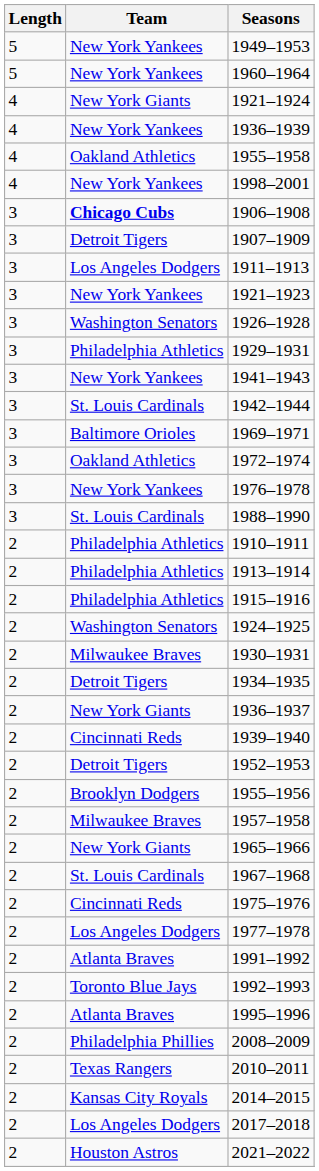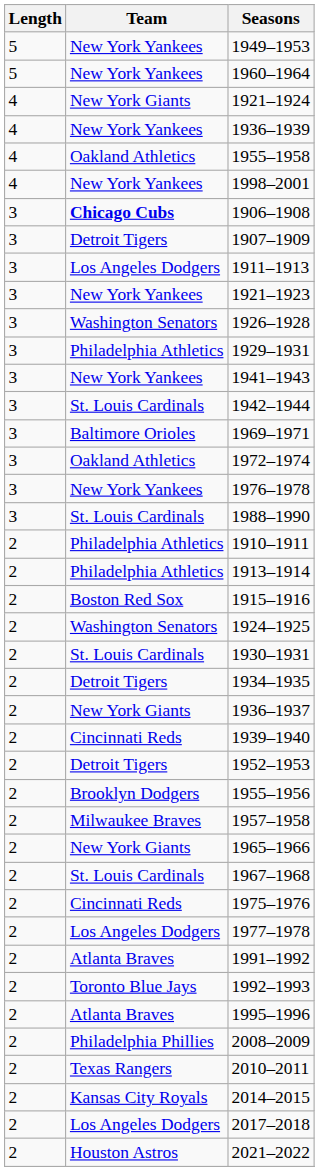(147, 599) Philadelphia Athletics -> (127, 599) Boston Red Sox
(136, 654) Milwaukee Braves -> (137, 654) St. Louis Cardinals
